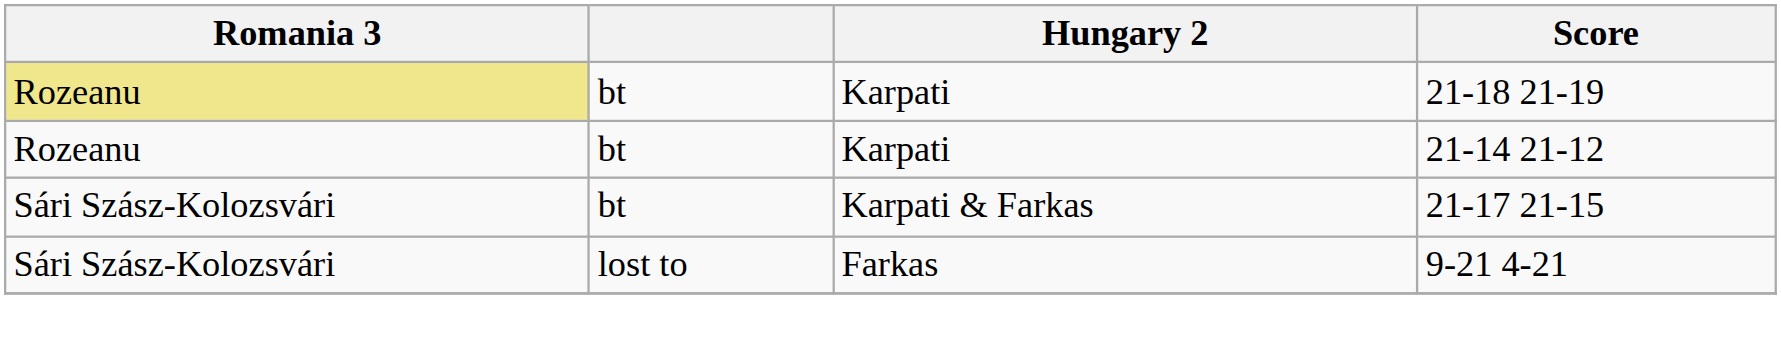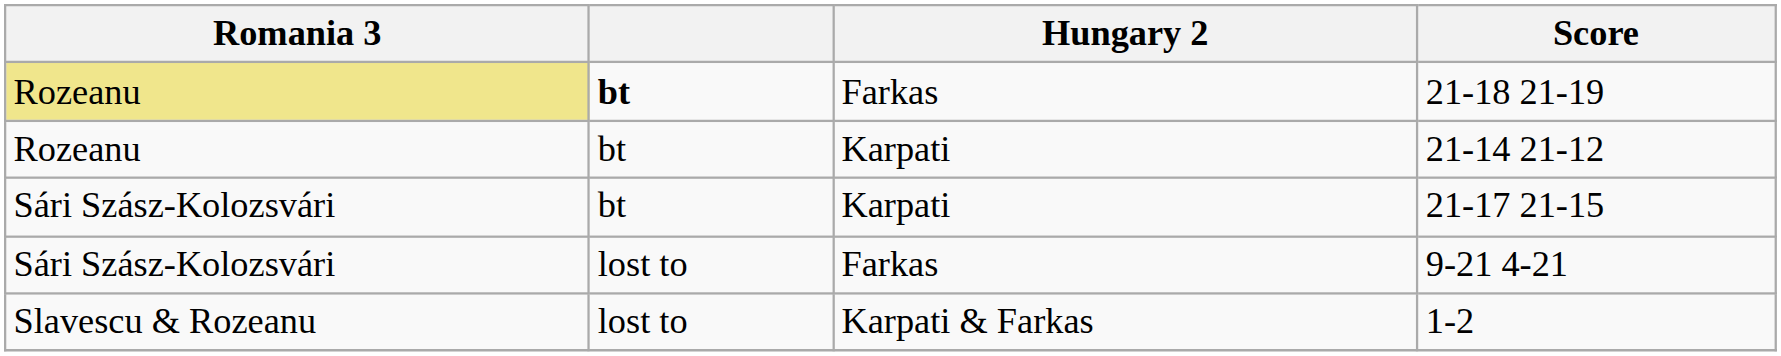(612, 90) normal -> (614, 90) bold
(896, 90) Karpati -> (890, 90) Farkas
(968, 206) Karpati & Farkas -> (896, 206) Karpati
+ row: (1450, 321)
